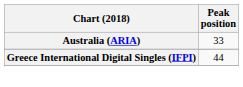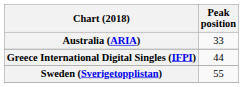+ row: (101, 73)
